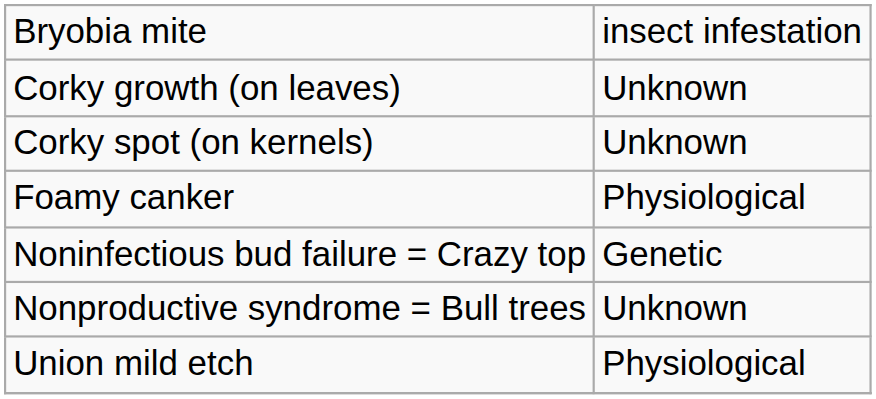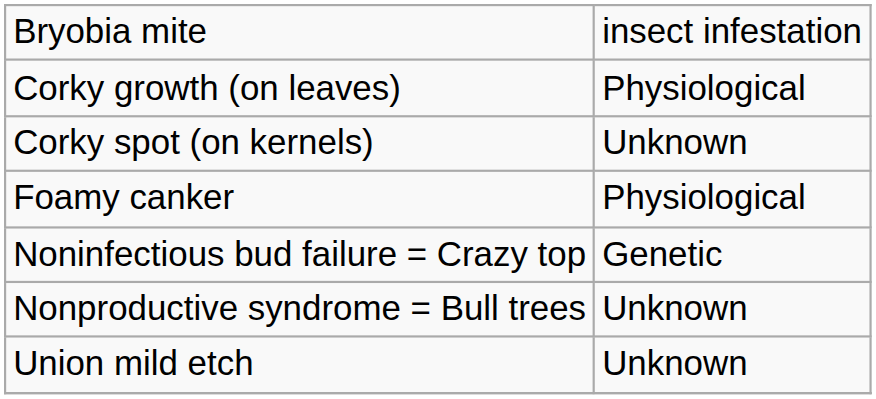(675, 87) Unknown -> (704, 87) Physiological
(704, 364) Physiological -> (675, 364) Unknown
